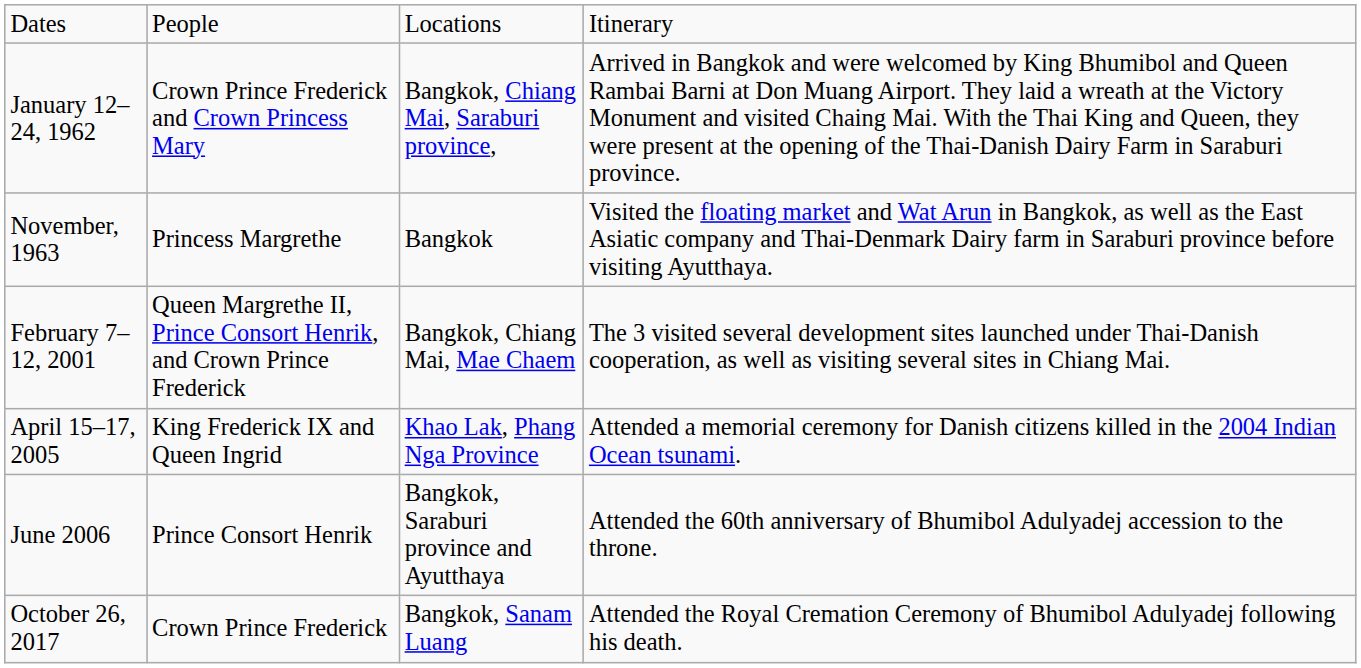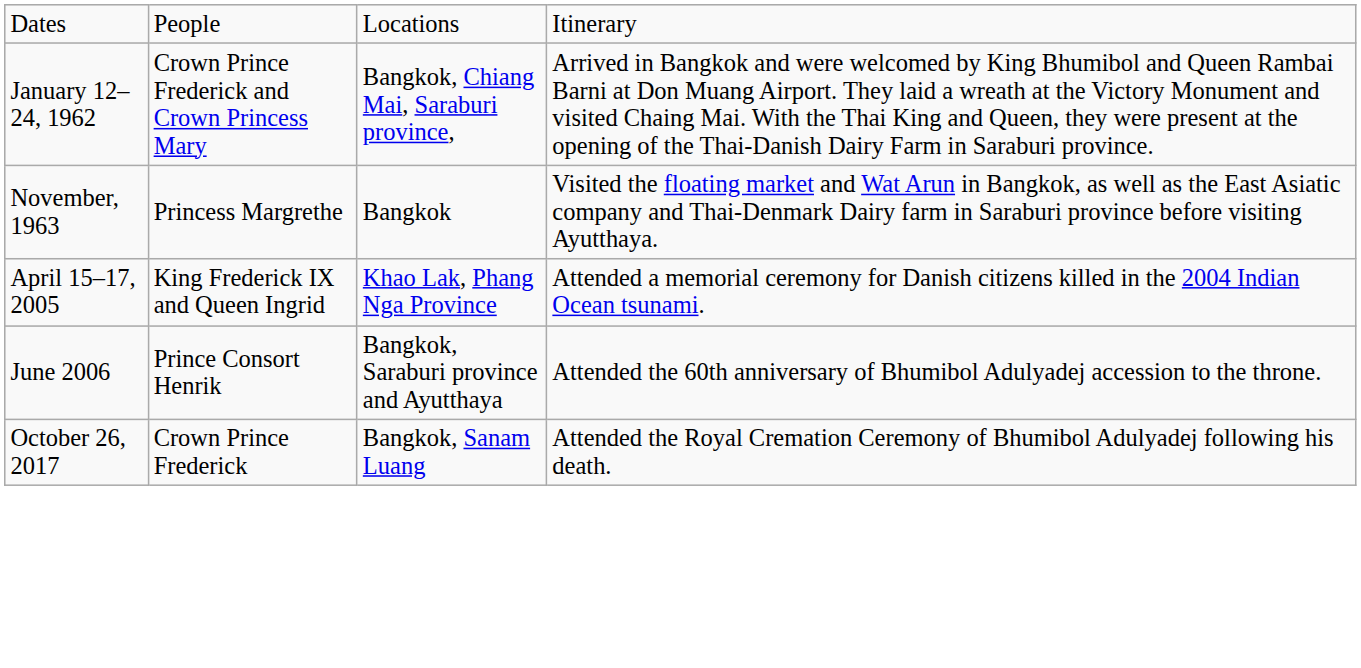- row: (70, 346)
